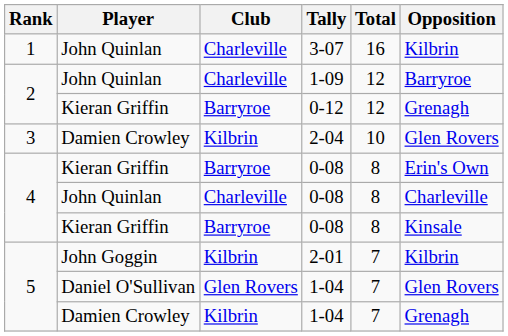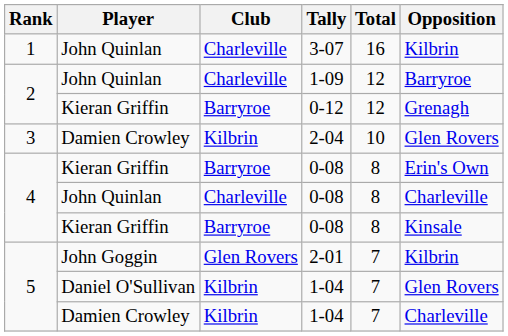(231, 256) Kilbrin -> (251, 256) Glen Rovers
(251, 286) Glen Rovers -> (231, 286) Kilbrin
(437, 316) Grenagh -> (446, 316) Charleville
